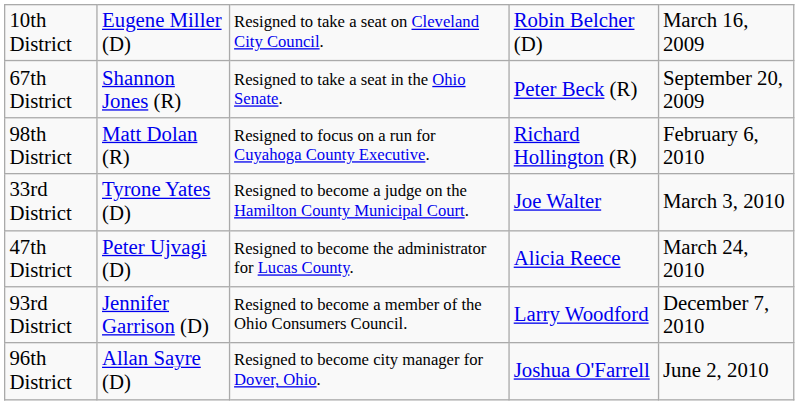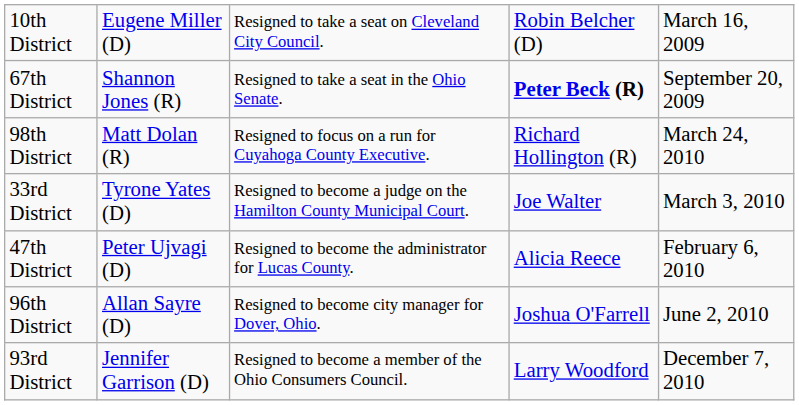(576, 89) normal -> (579, 89) bold
(711, 145) February 6, 2010 -> (706, 145) March 24, 2010
(706, 258) March 24, 2010 -> (711, 258) February 6, 2010
rows swapped: (41, 371) <-> (41, 314)
